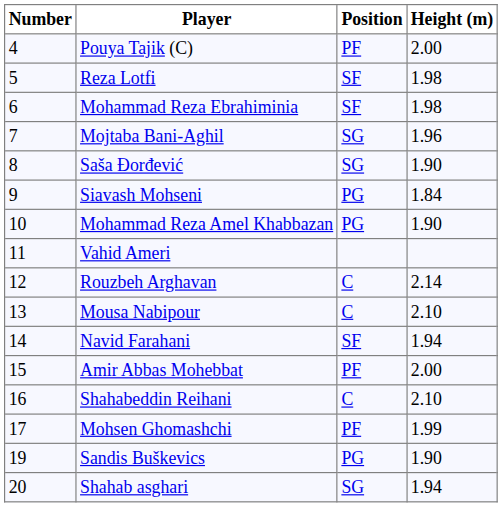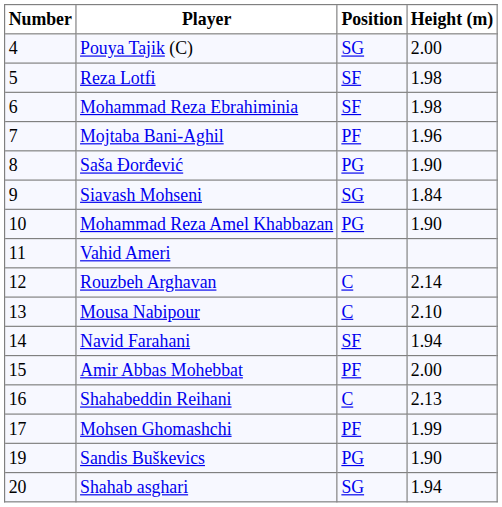(351, 48) PF -> (353, 48) SG
(353, 136) SG -> (351, 136) PF
(353, 165) SG -> (353, 165) PG
(353, 194) PG -> (353, 194) SG
(426, 399) 2.10 -> (426, 399) 2.13
